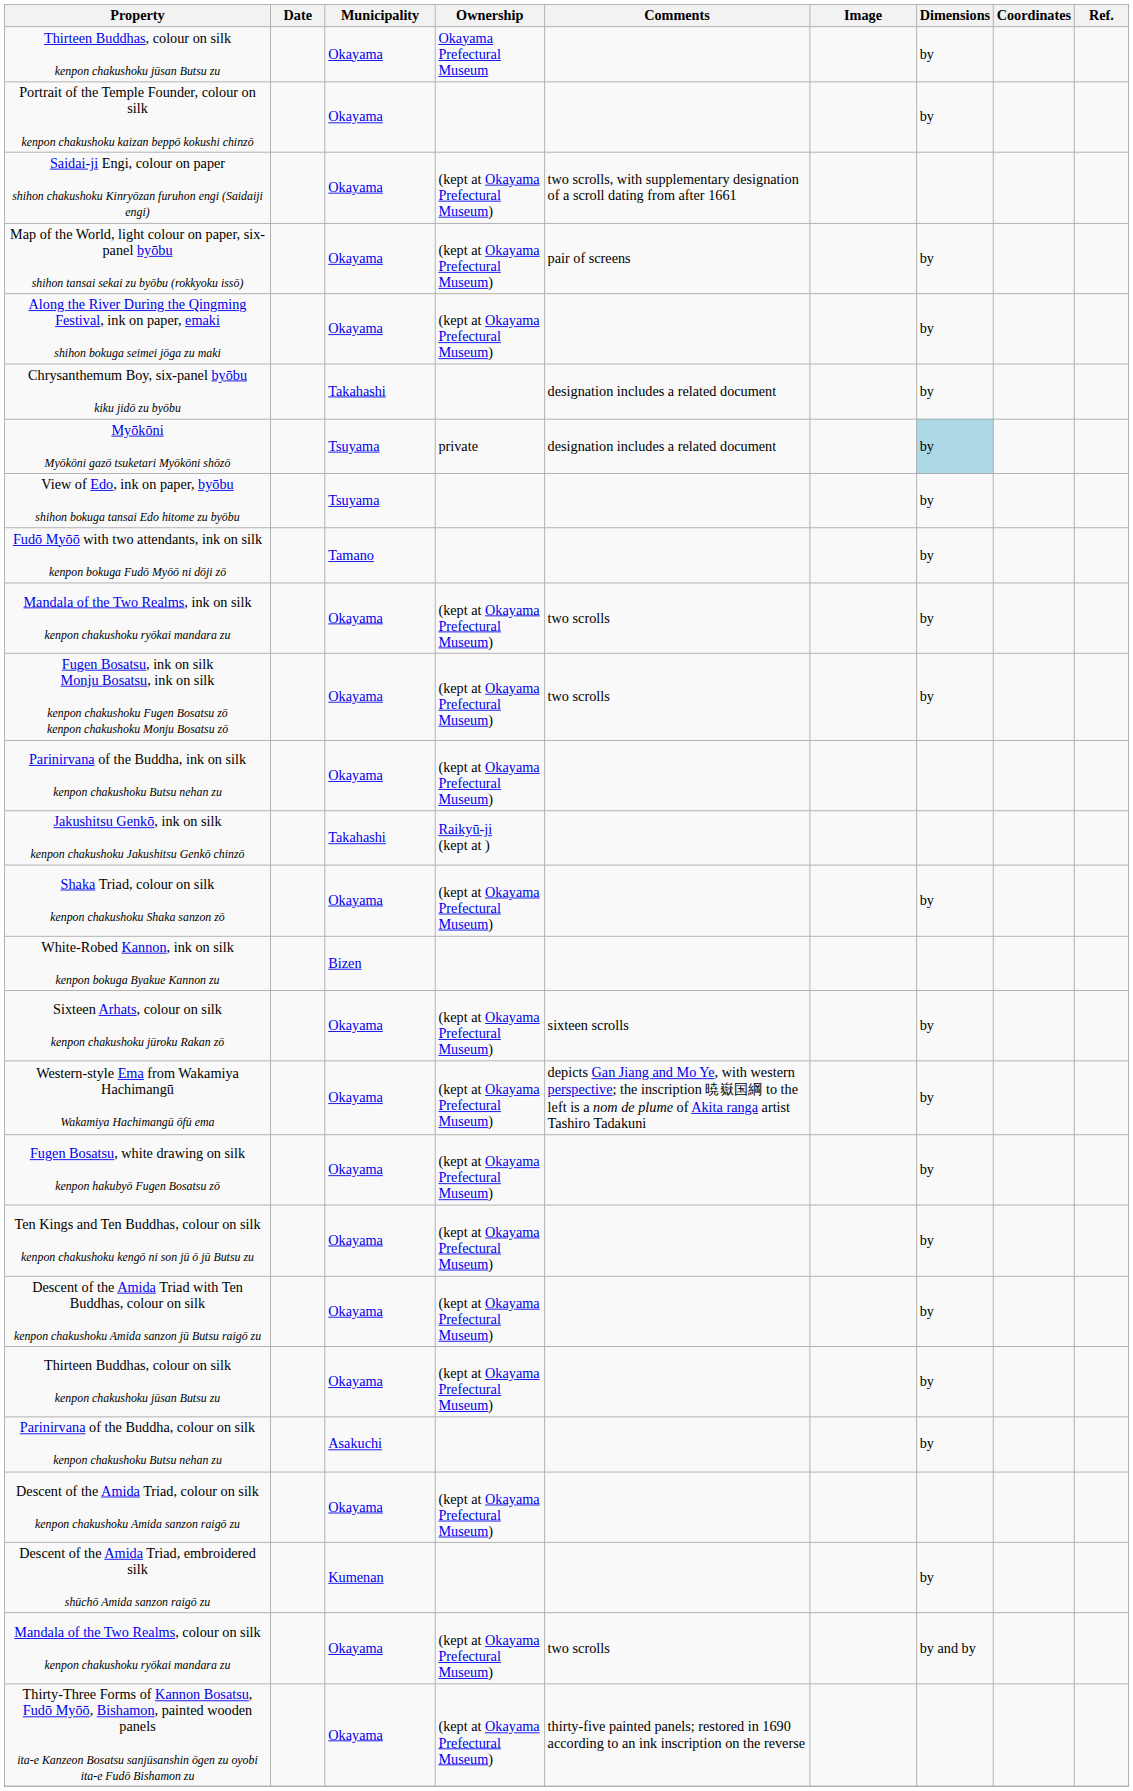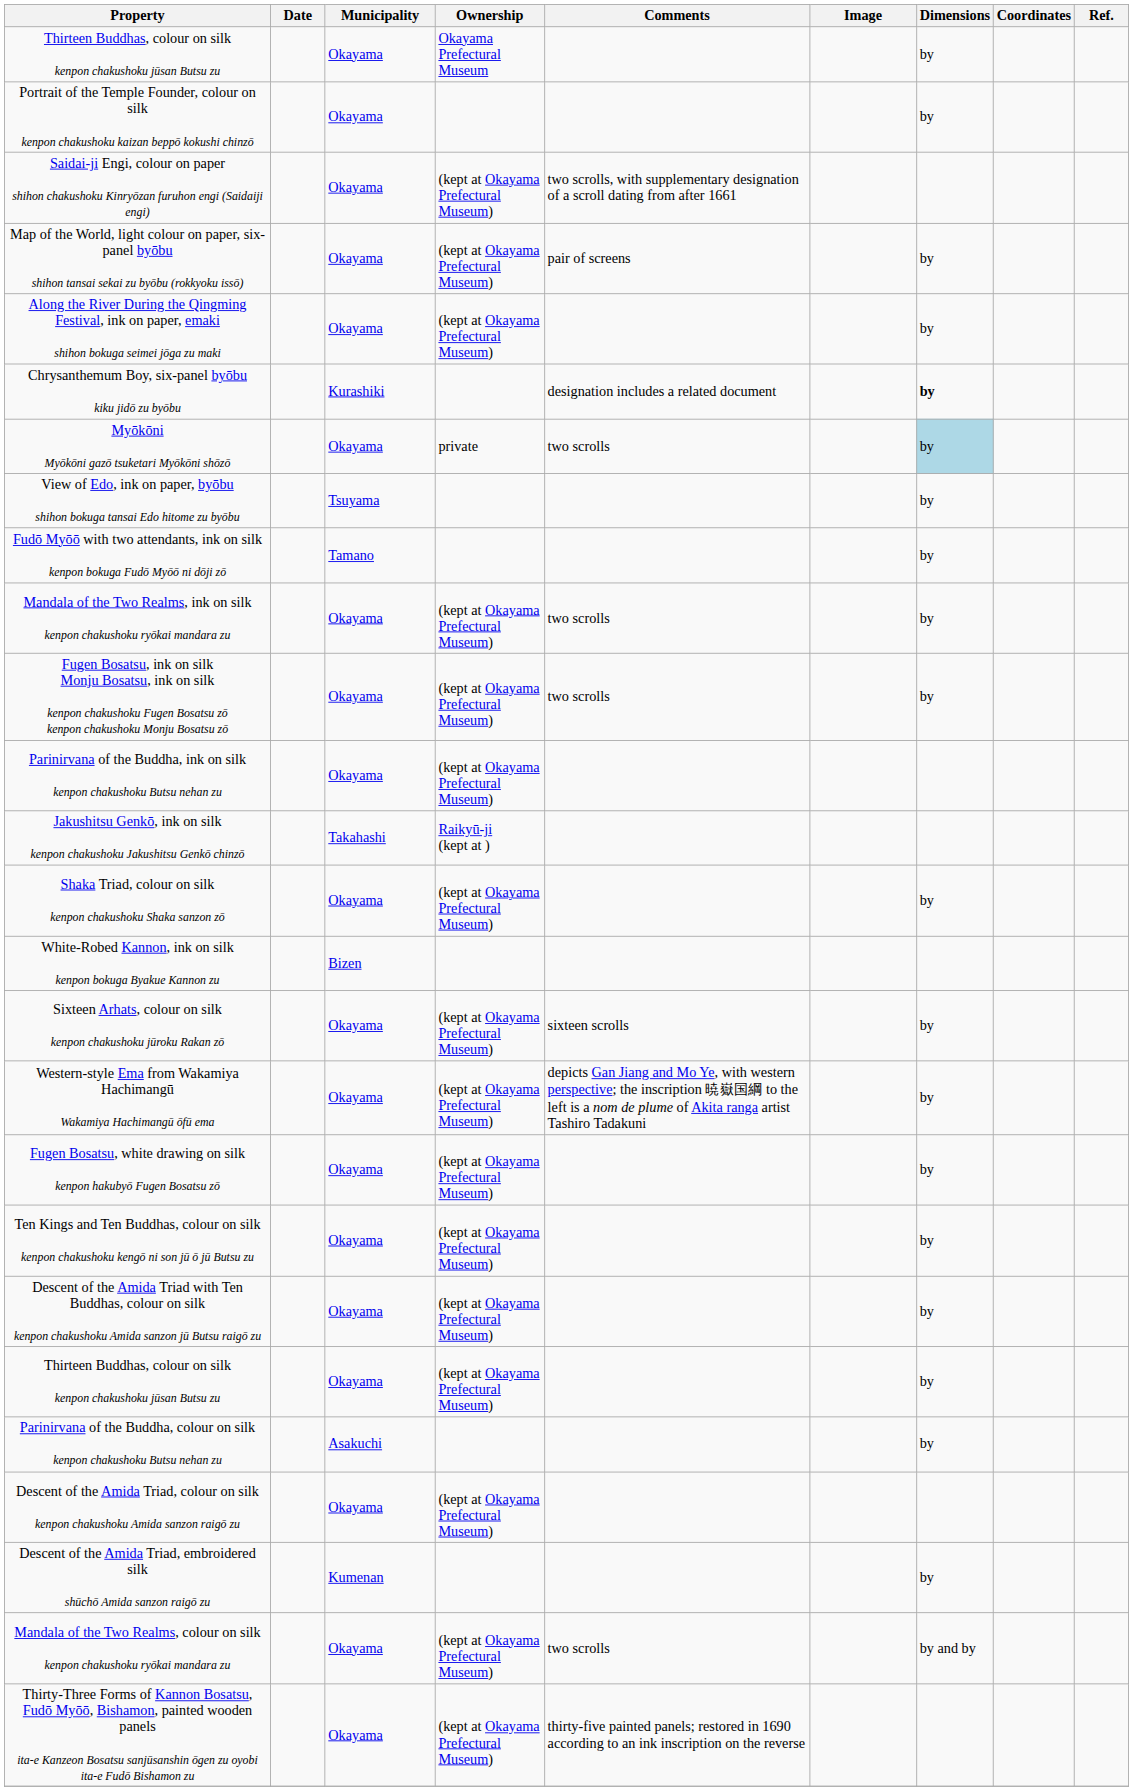(357, 391) Takahashi -> (356, 391) Kurashiki
(927, 391) normal -> (927, 391) bold
(354, 446) Tsuyama -> (356, 446) Okayama
(662, 446) designation includes a related document -> (579, 446) two scrolls
